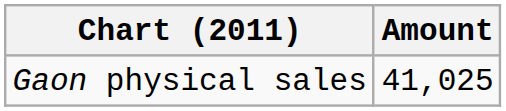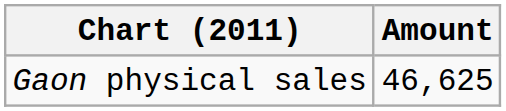(438, 81) 41,025 -> (438, 81) 46,625
